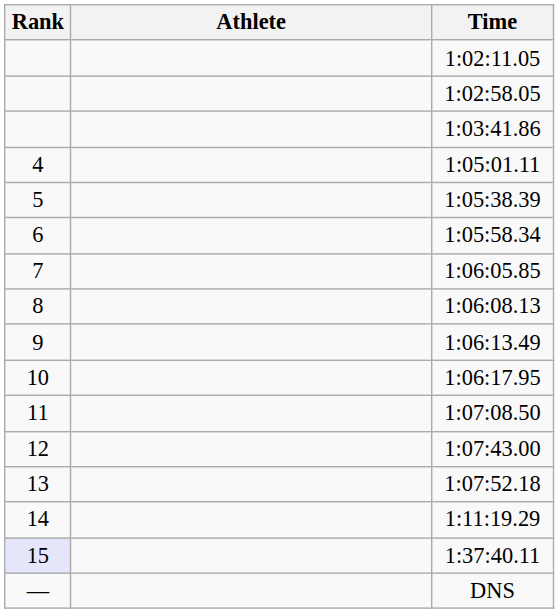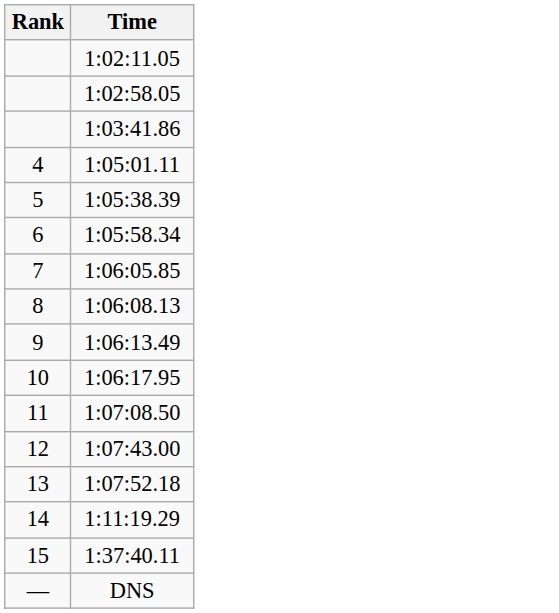- column: (251, 22)
(38, 555) lavender background -> (38, 555) no background
